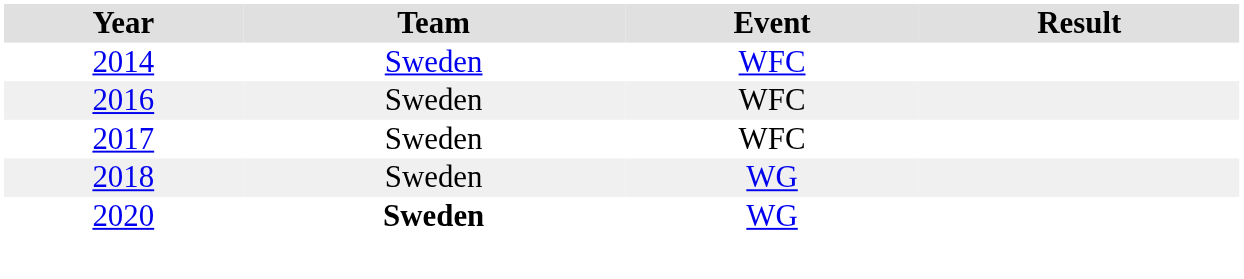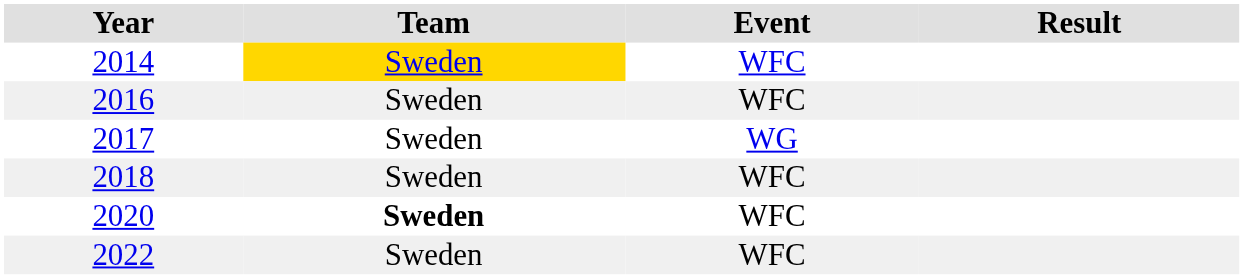(434, 61) no background -> (434, 61) gold background
(772, 138) WFC -> (772, 138) WG
(772, 177) WG -> (772, 177) WFC
(772, 215) WG -> (772, 215) WFC
+ row: (123, 254)
